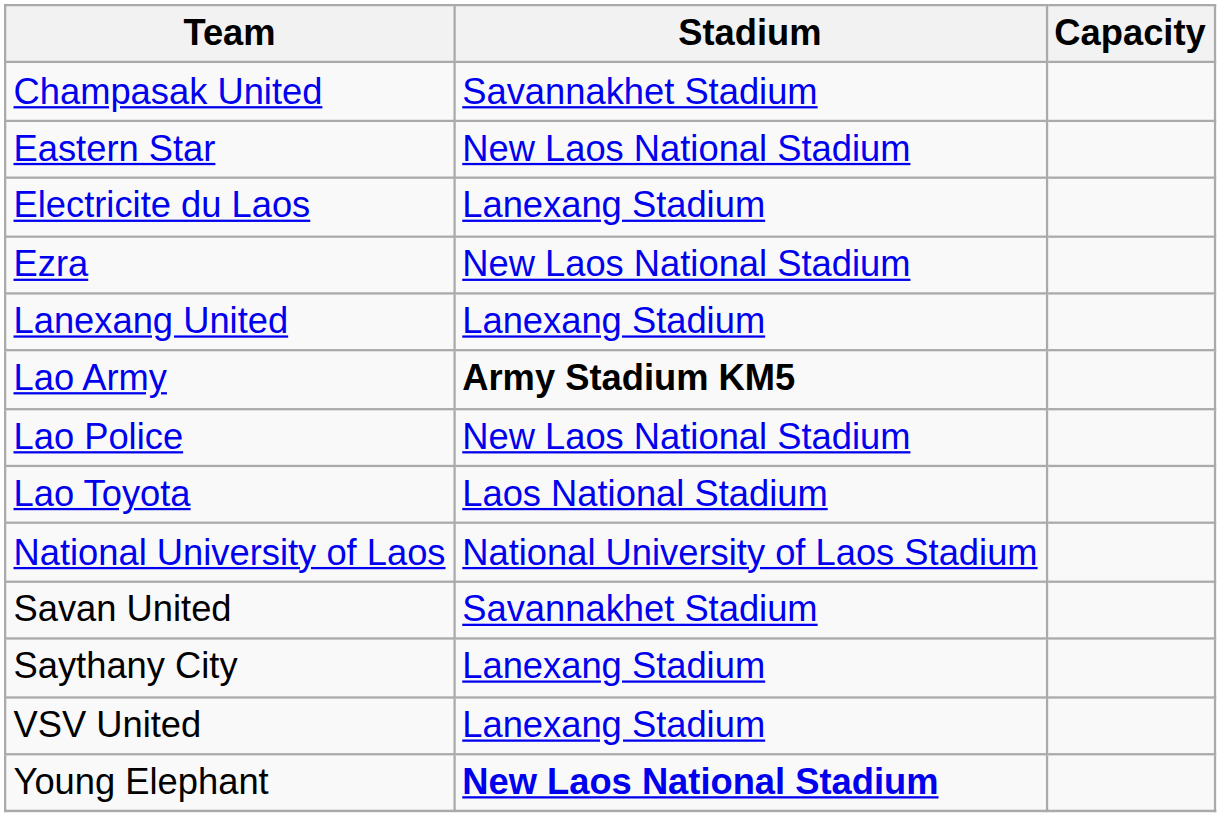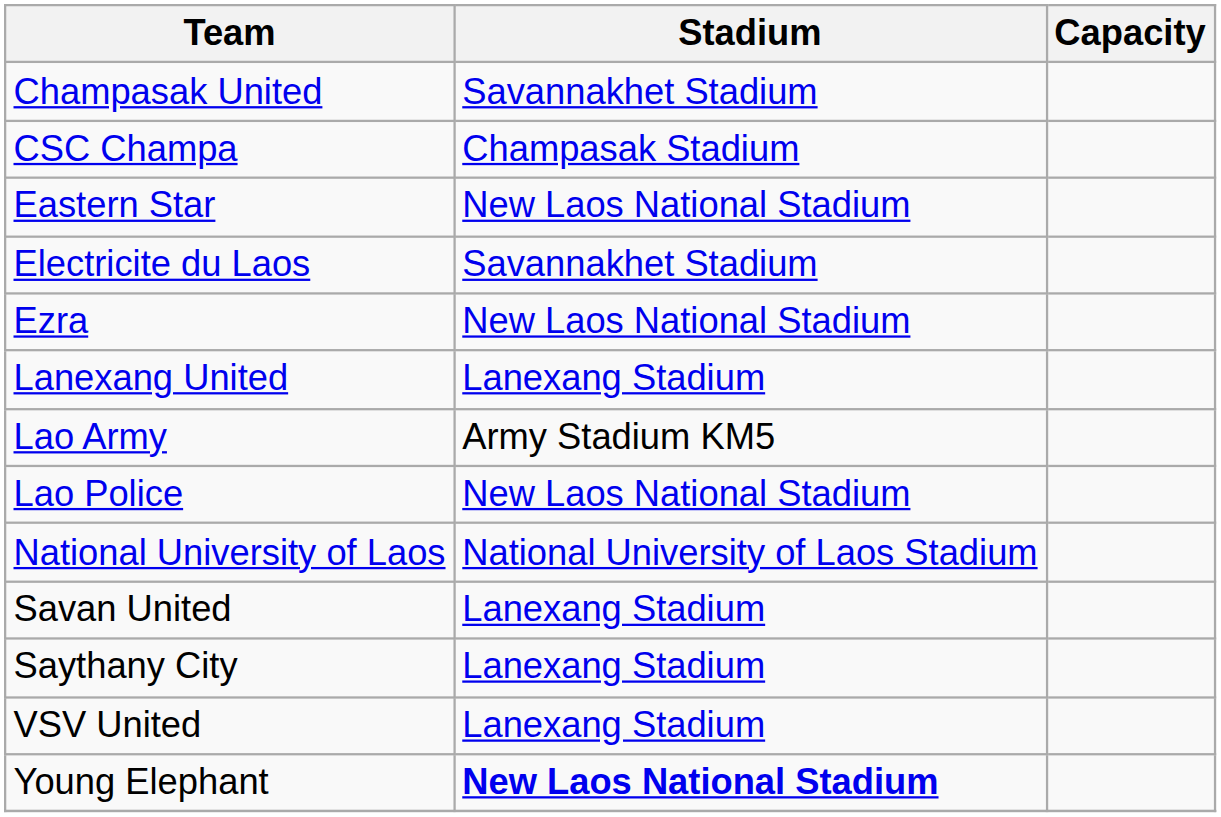+ row: (126, 148)
(614, 206) Lanexang Stadium -> (640, 263) Savannakhet Stadium
(629, 378) bold -> (619, 436) normal
- row: (102, 494)
(640, 609) Savannakhet Stadium -> (614, 609) Lanexang Stadium
